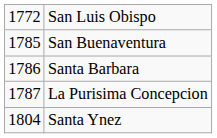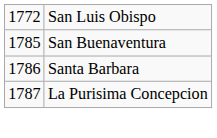- row: (85, 119)
